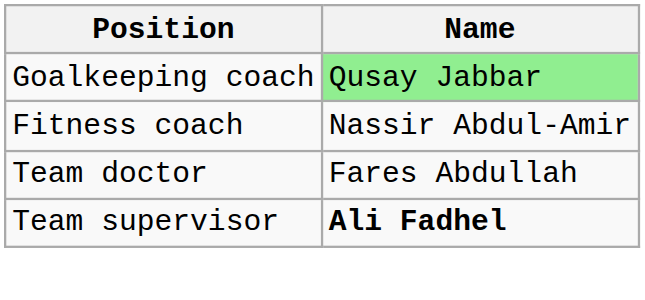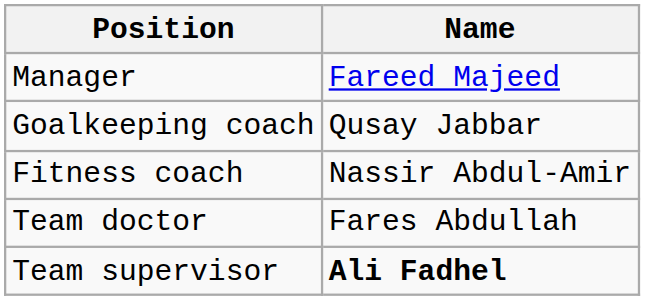+ row: (74, 78)
(435, 78) lightgreen background -> (435, 126) no background
